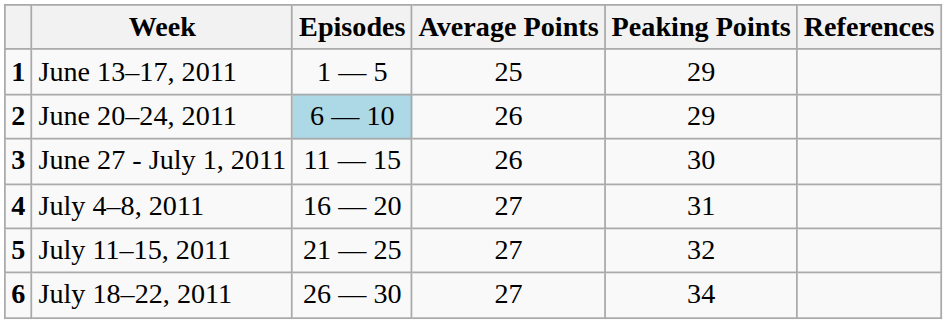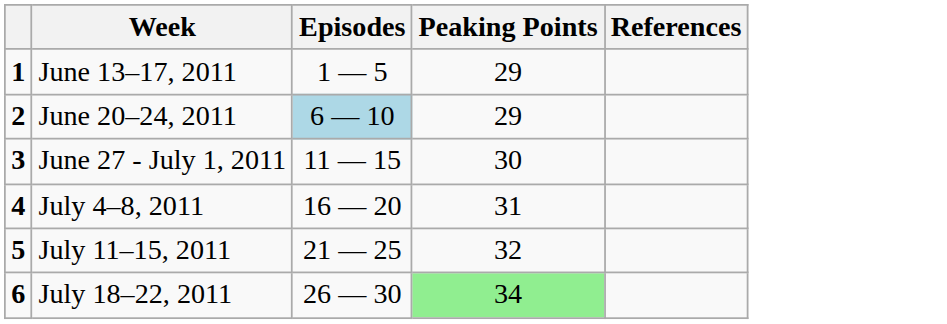- column: (509, 26)
(701, 294) no background -> (508, 294) lightgreen background
